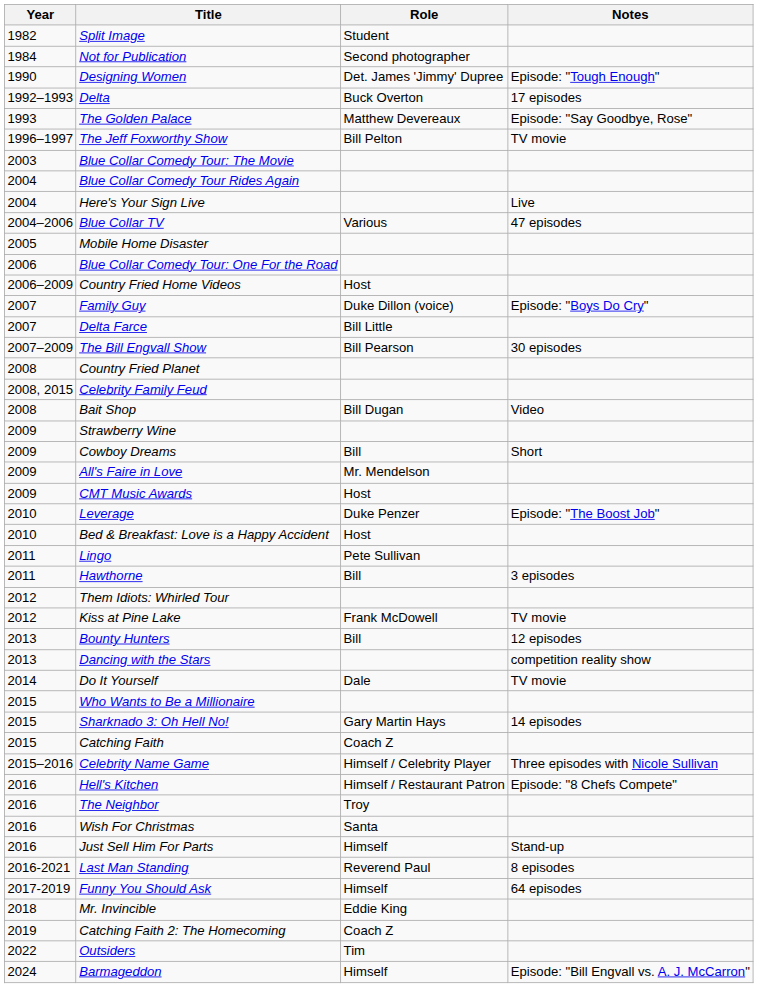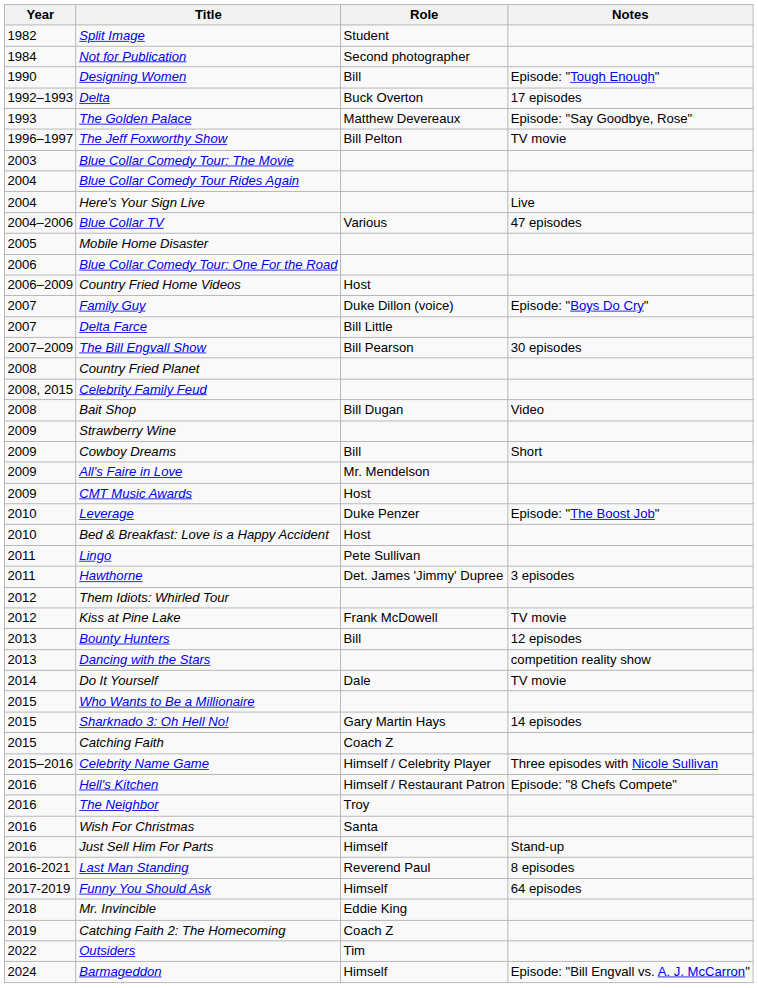(423, 77) Det. James 'Jimmy' Dupree -> (352, 77) Bill
(352, 576) Bill -> (423, 576) Det. James 'Jimmy' Dupree
